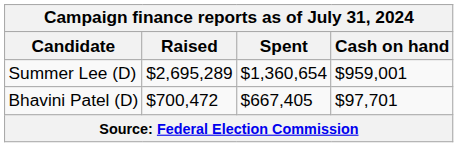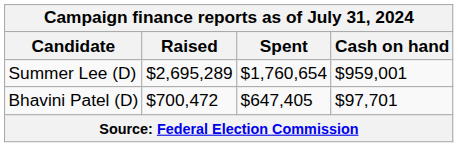(284, 73) $1,360,654 -> (284, 73) $1,760,654
(277, 100) $667,405 -> (277, 100) $647,405
